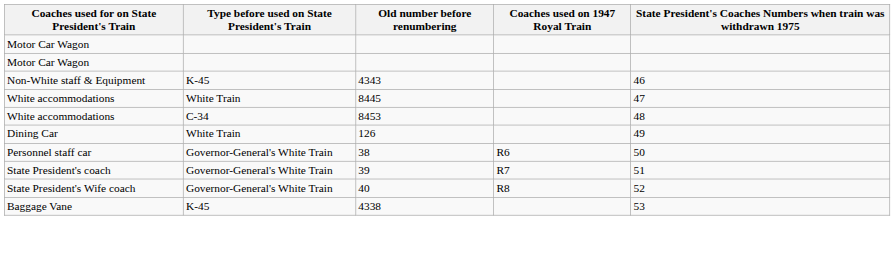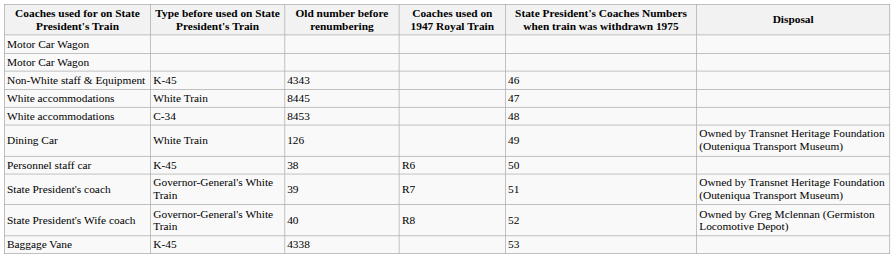+ column: (793, 19)
(259, 152) Governor-General's White Train -> (165, 165) K-45
